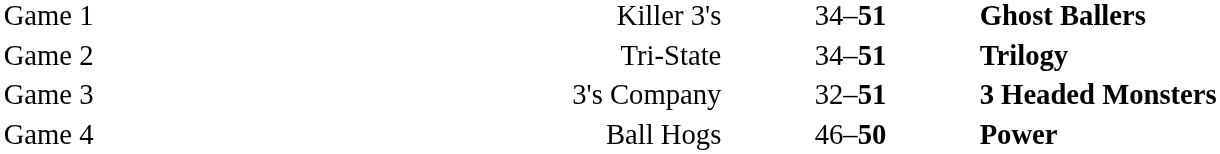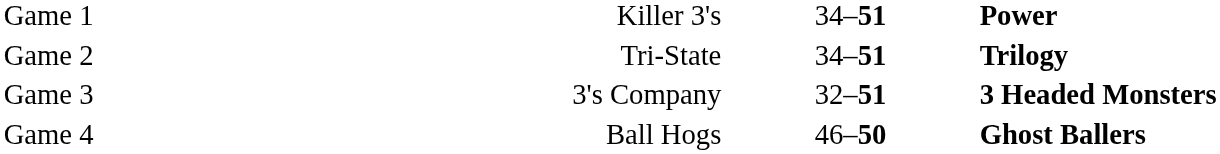(1063, 15) Ghost Ballers -> (1019, 15) Power
(1019, 134) Power -> (1063, 134) Ghost Ballers
